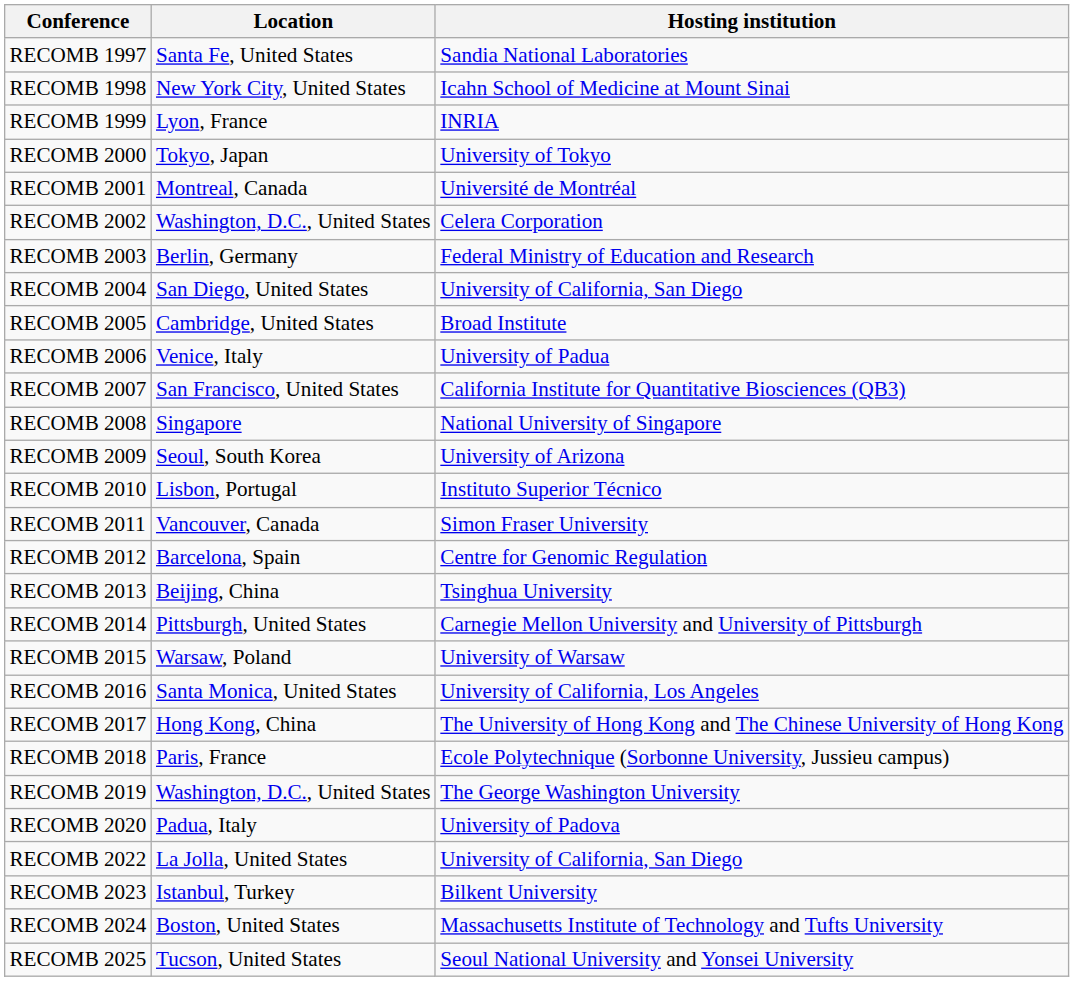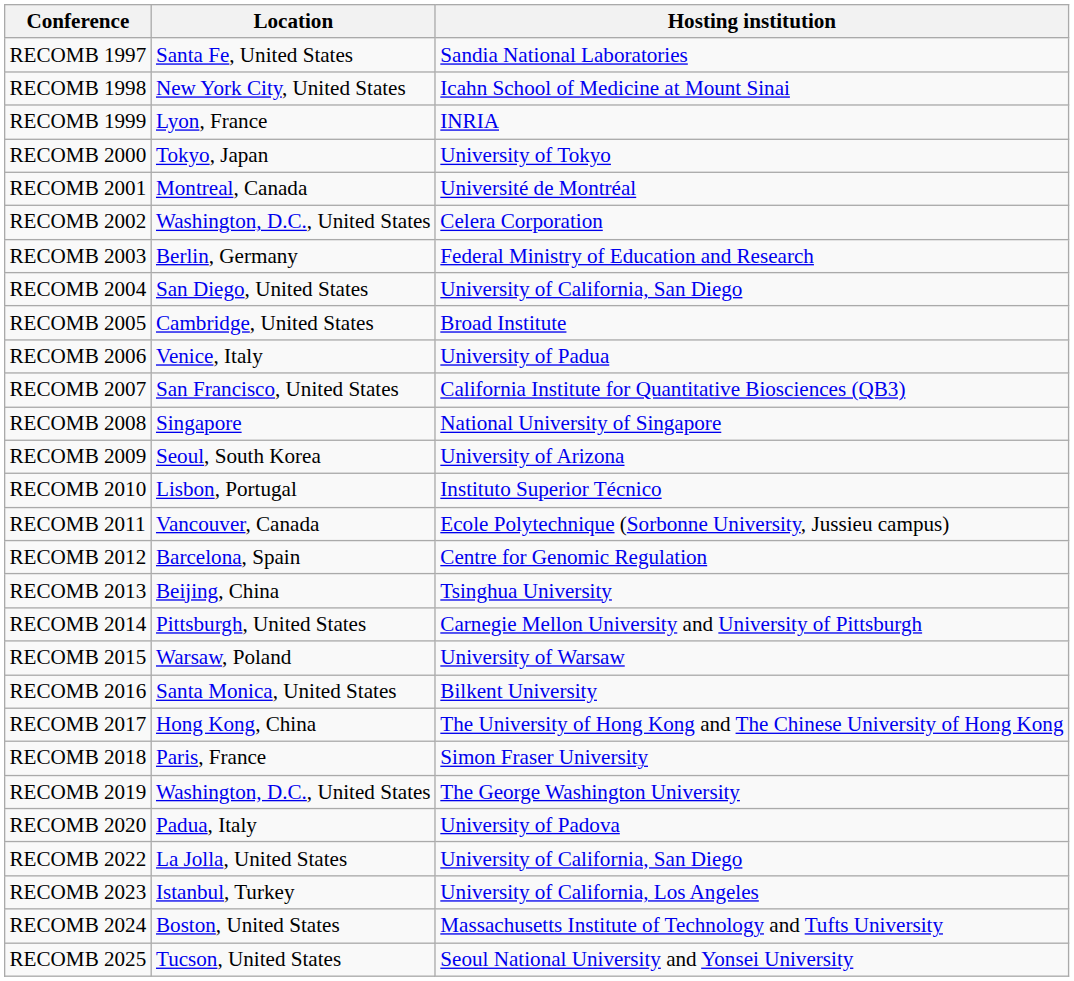(544, 523) Simon Fraser University -> (695, 523) Ecole Polytechnique (Sorbonne University, Jussieu campus)
(600, 691) University of California, Los Angeles -> (519, 691) Bilkent University
(695, 758) Ecole Polytechnique (Sorbonne University, Jussieu campus) -> (544, 758) Simon Fraser University
(519, 892) Bilkent University -> (600, 892) University of California, Los Angeles
